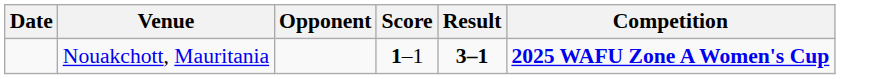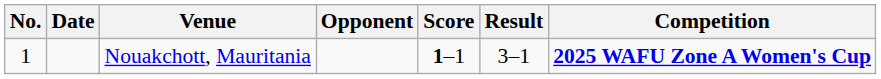+ column: (26, 21)
(472, 55) bold -> (514, 55) normal
